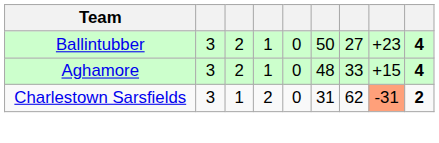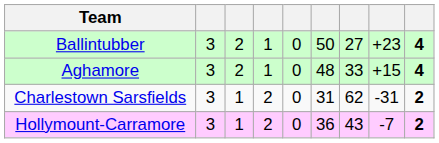(387, 97) lightsalmon background -> (387, 97) no background
+ row: (100, 124)
